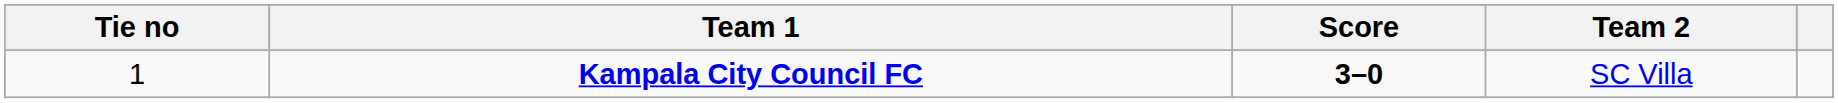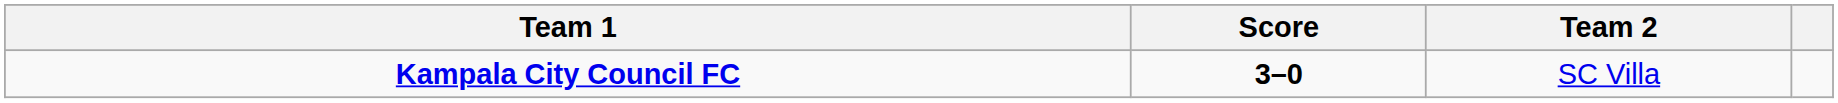- column: (137, 27)
